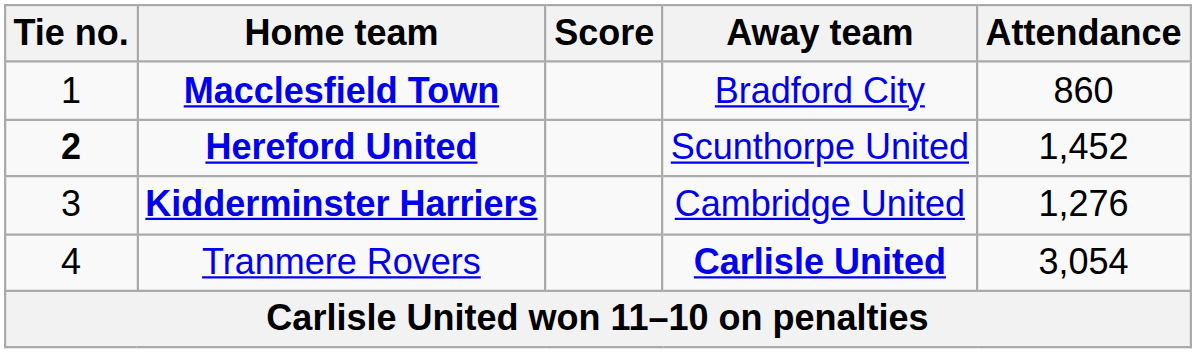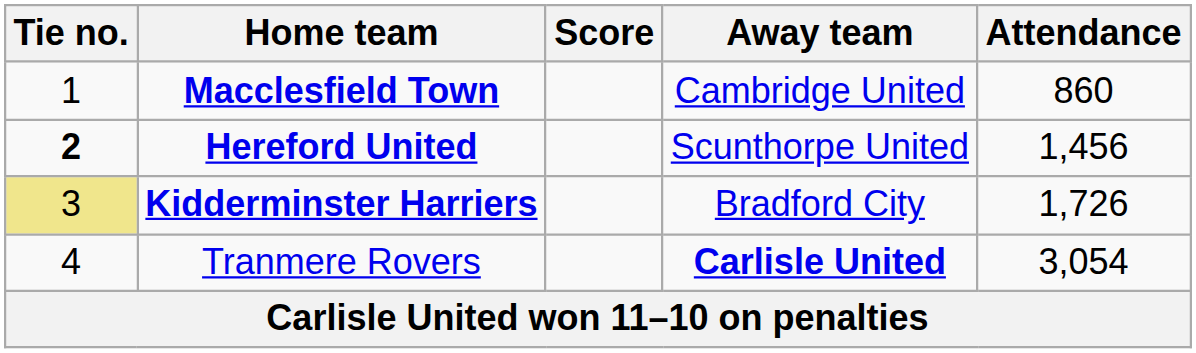(820, 90) Bradford City -> (820, 90) Cambridge United
(1084, 147) 1,452 -> (1084, 147) 1,456
(71, 204) no background -> (71, 204) khaki background
(820, 204) Cambridge United -> (820, 204) Bradford City
(1084, 204) 1,276 -> (1084, 204) 1,726
